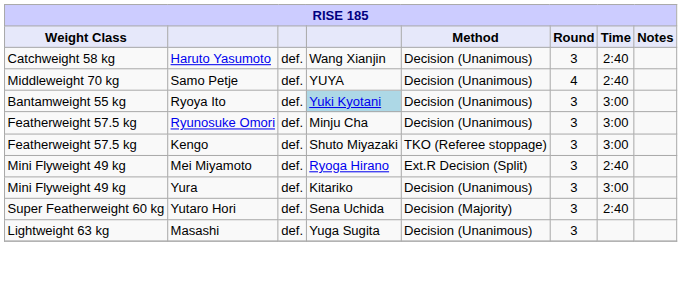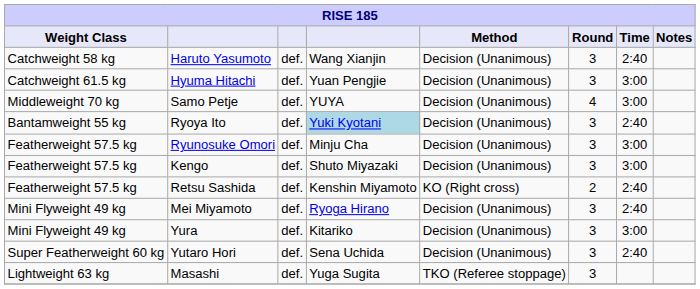+ row: (213, 80)
(616, 80) 2:40 -> (635, 101) 3:00
(616, 101) 3:00 -> (635, 123) 2:40
(475, 144) TKO (Referee stoppage) -> (487, 166) Decision (Unanimous)
+ row: (213, 187)
(466, 166) Ext.R Decision (Split) -> (487, 209) Decision (Unanimous)
(458, 209) Decision (Majority) -> (487, 252) Decision (Unanimous)
(468, 230) Decision (Unanimous) -> (494, 273) TKO (Referee stoppage)
